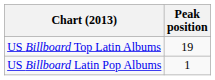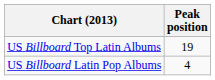(187, 65) 1 -> (187, 65) 4
